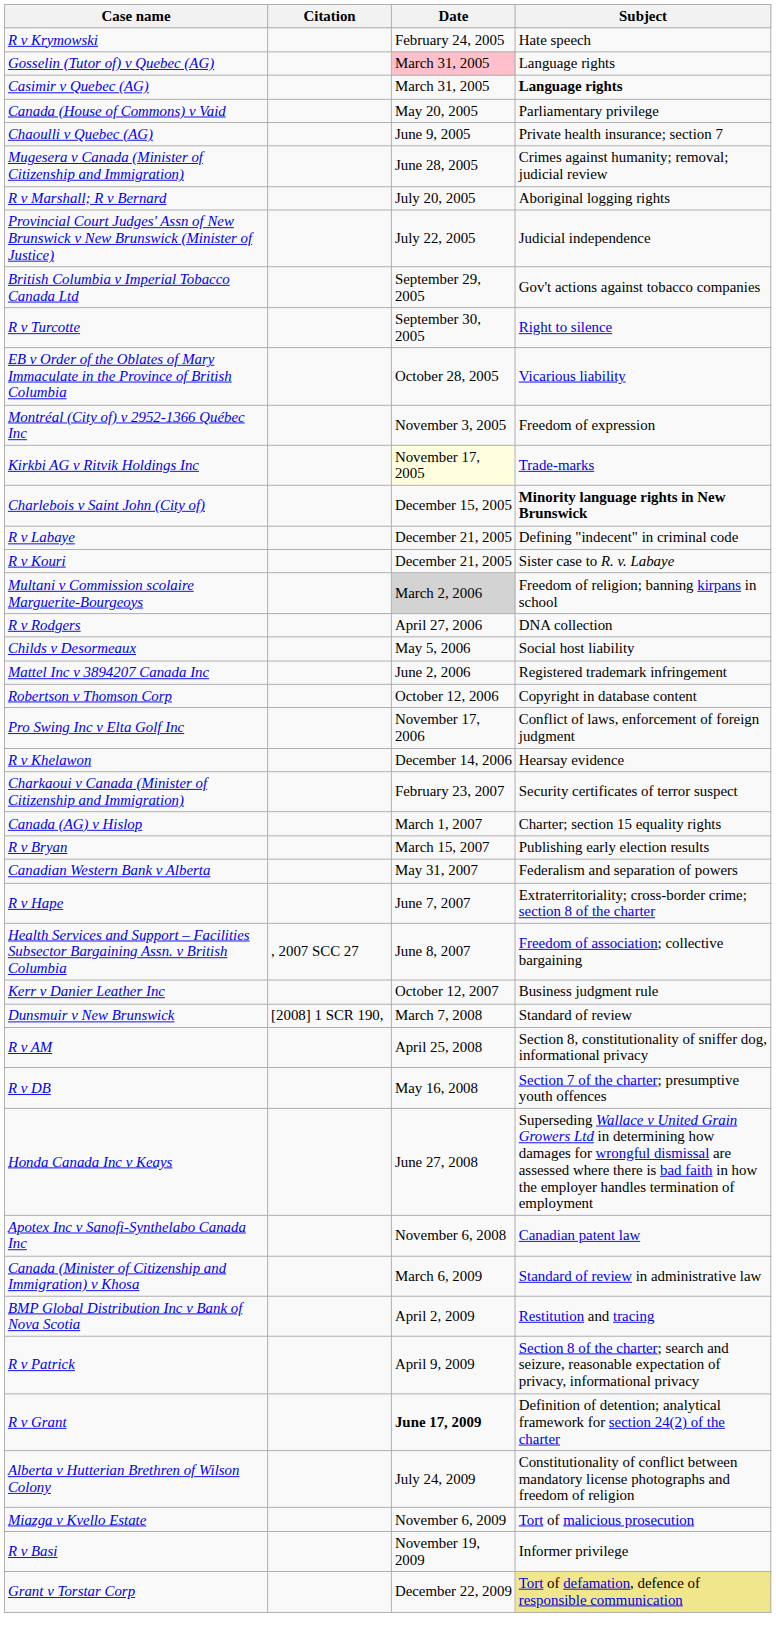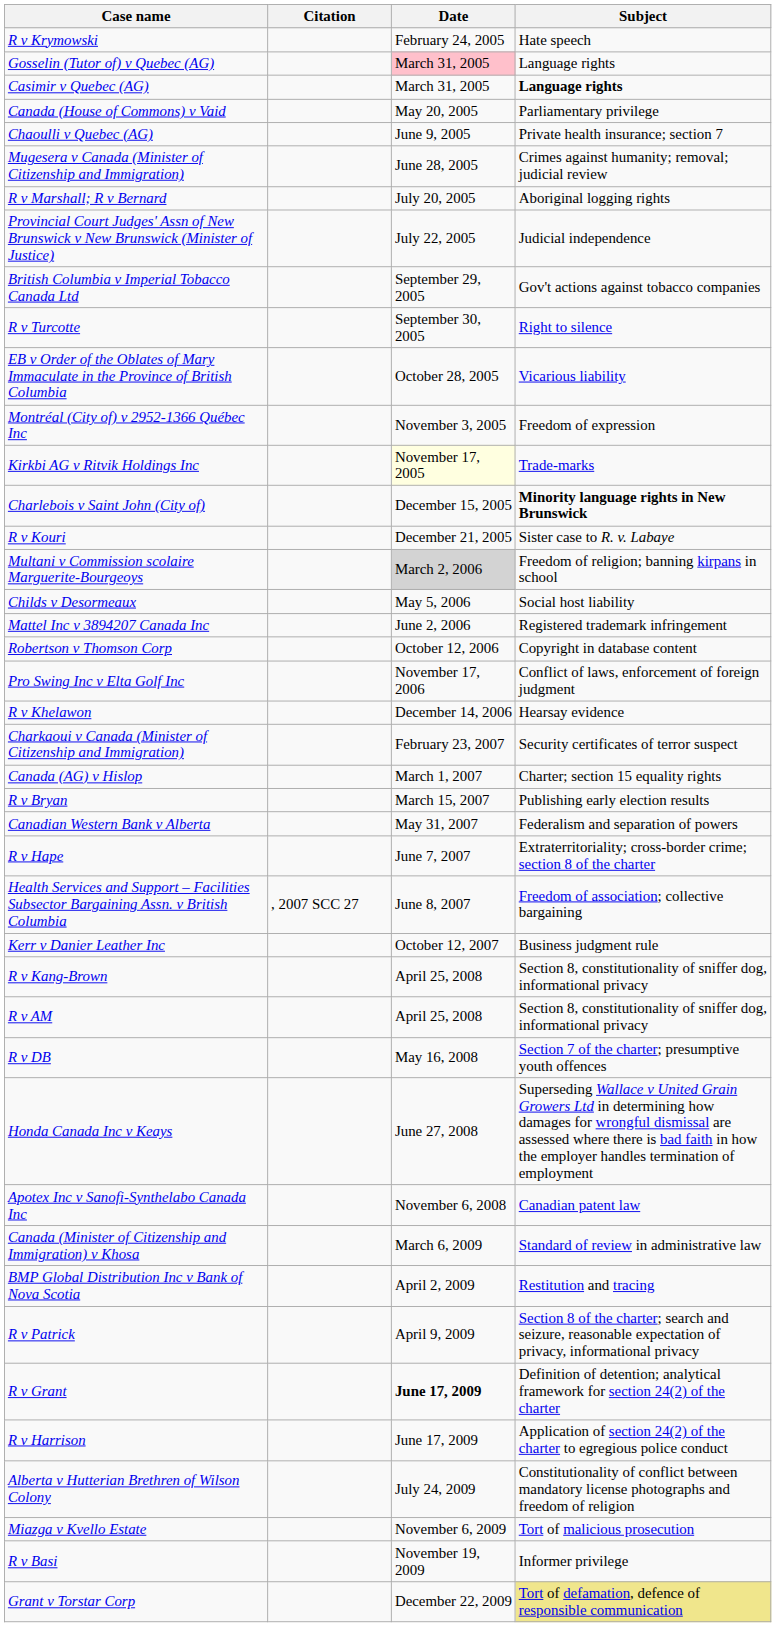- row: (41, 537)
- row: (44, 625)
- row: (91, 1015)
+ row: (58, 976)
+ row: (47, 1440)
